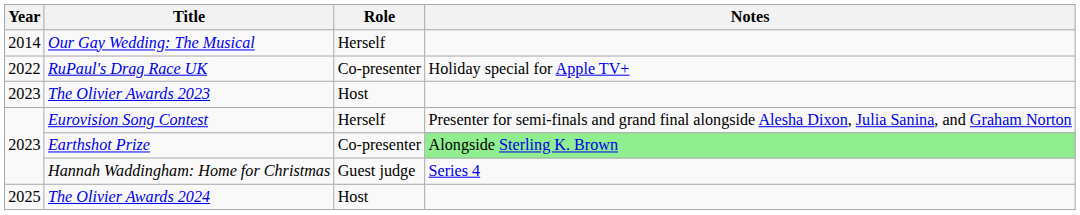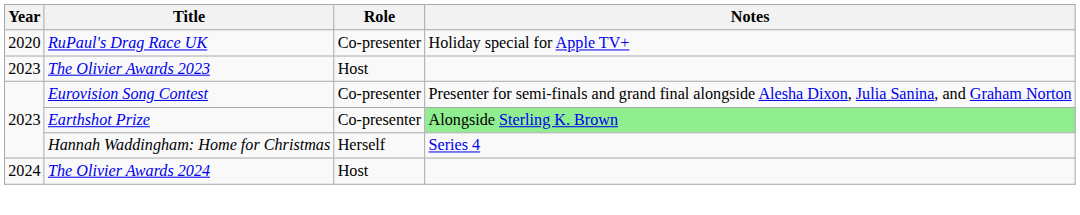- row: (151, 42)
(24, 68) 2022 -> (24, 42) 2020
(361, 119) Herself -> (379, 94) Co-presenter
(376, 171) Guest judge -> (361, 145) Herself
(24, 196) 2025 -> (24, 171) 2024
